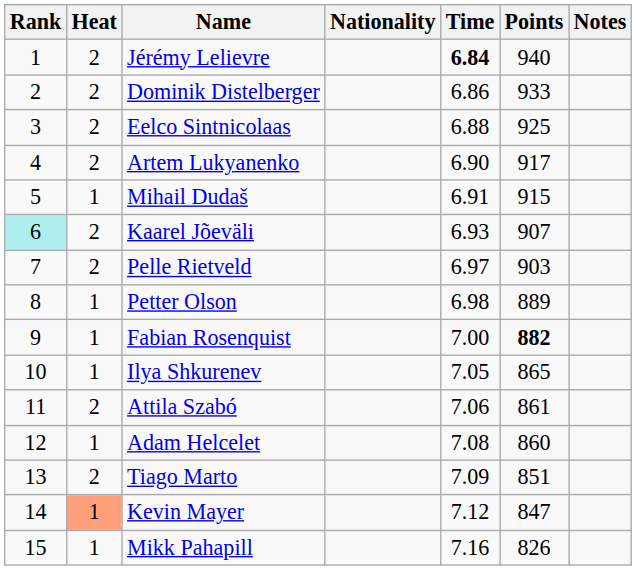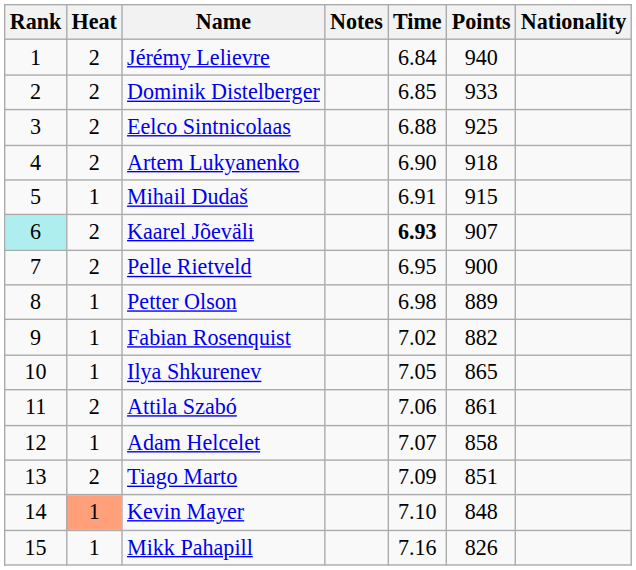columns swapped: (383, 22) <-> (600, 22)
(470, 57) bold -> (417, 57) normal
(470, 92) 6.86 -> (417, 92) 6.85
(534, 162) 917 -> (481, 162) 918
(470, 232) normal -> (417, 232) bold
(470, 267) 6.97 -> (417, 267) 6.95
(534, 267) 903 -> (481, 267) 900
(470, 337) 7.00 -> (417, 337) 7.02
(534, 337) bold -> (481, 337) normal
(470, 442) 7.08 -> (417, 442) 7.07
(534, 442) 860 -> (481, 442) 858
(470, 512) 7.12 -> (417, 512) 7.10
(534, 512) 847 -> (481, 512) 848
